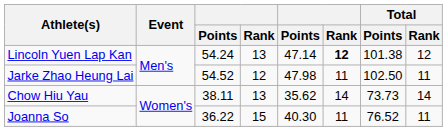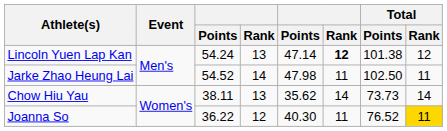(259, 76) 12 -> (259, 76) 14
(259, 116) 15 -> (259, 116) 12
(424, 116) no background -> (424, 116) gold background
